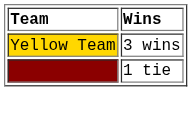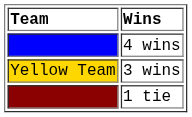+ row: (152, 45)
